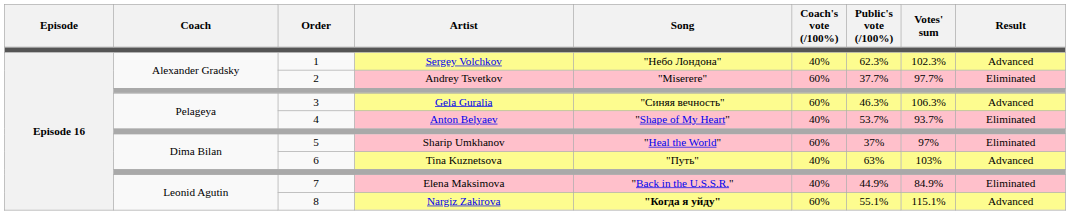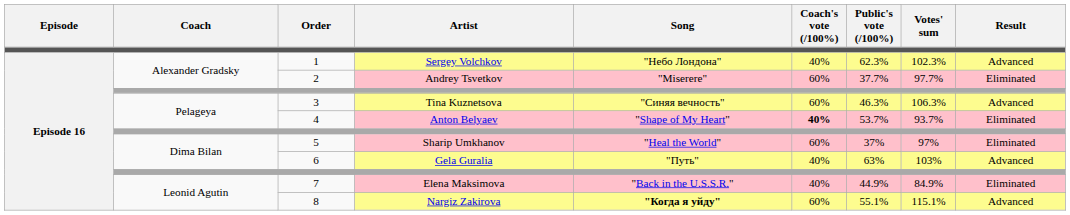(464, 102) Gela Guralia -> (464, 102) Tina Kuznetsova
(819, 119) normal -> (819, 119) bold
(464, 160) Tina Kuznetsova -> (464, 160) Gela Guralia
